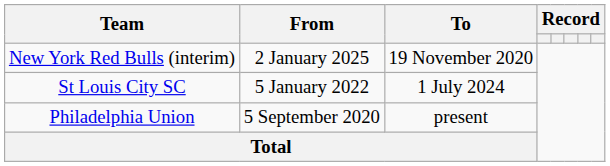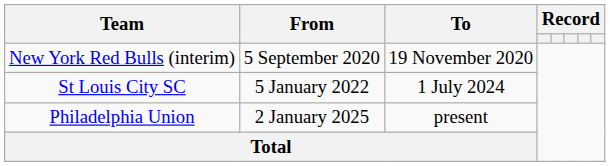(312, 57) 2 January 2025 -> (312, 57) 5 September 2020
(312, 117) 5 September 2020 -> (312, 117) 2 January 2025
